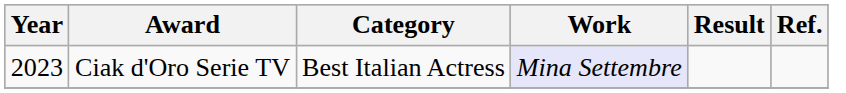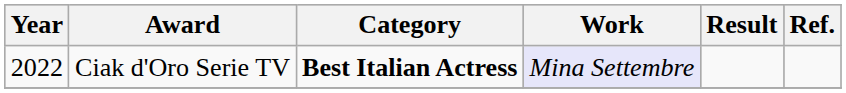(37, 66) 2023 -> (37, 66) 2022
(403, 66) normal -> (410, 66) bold
